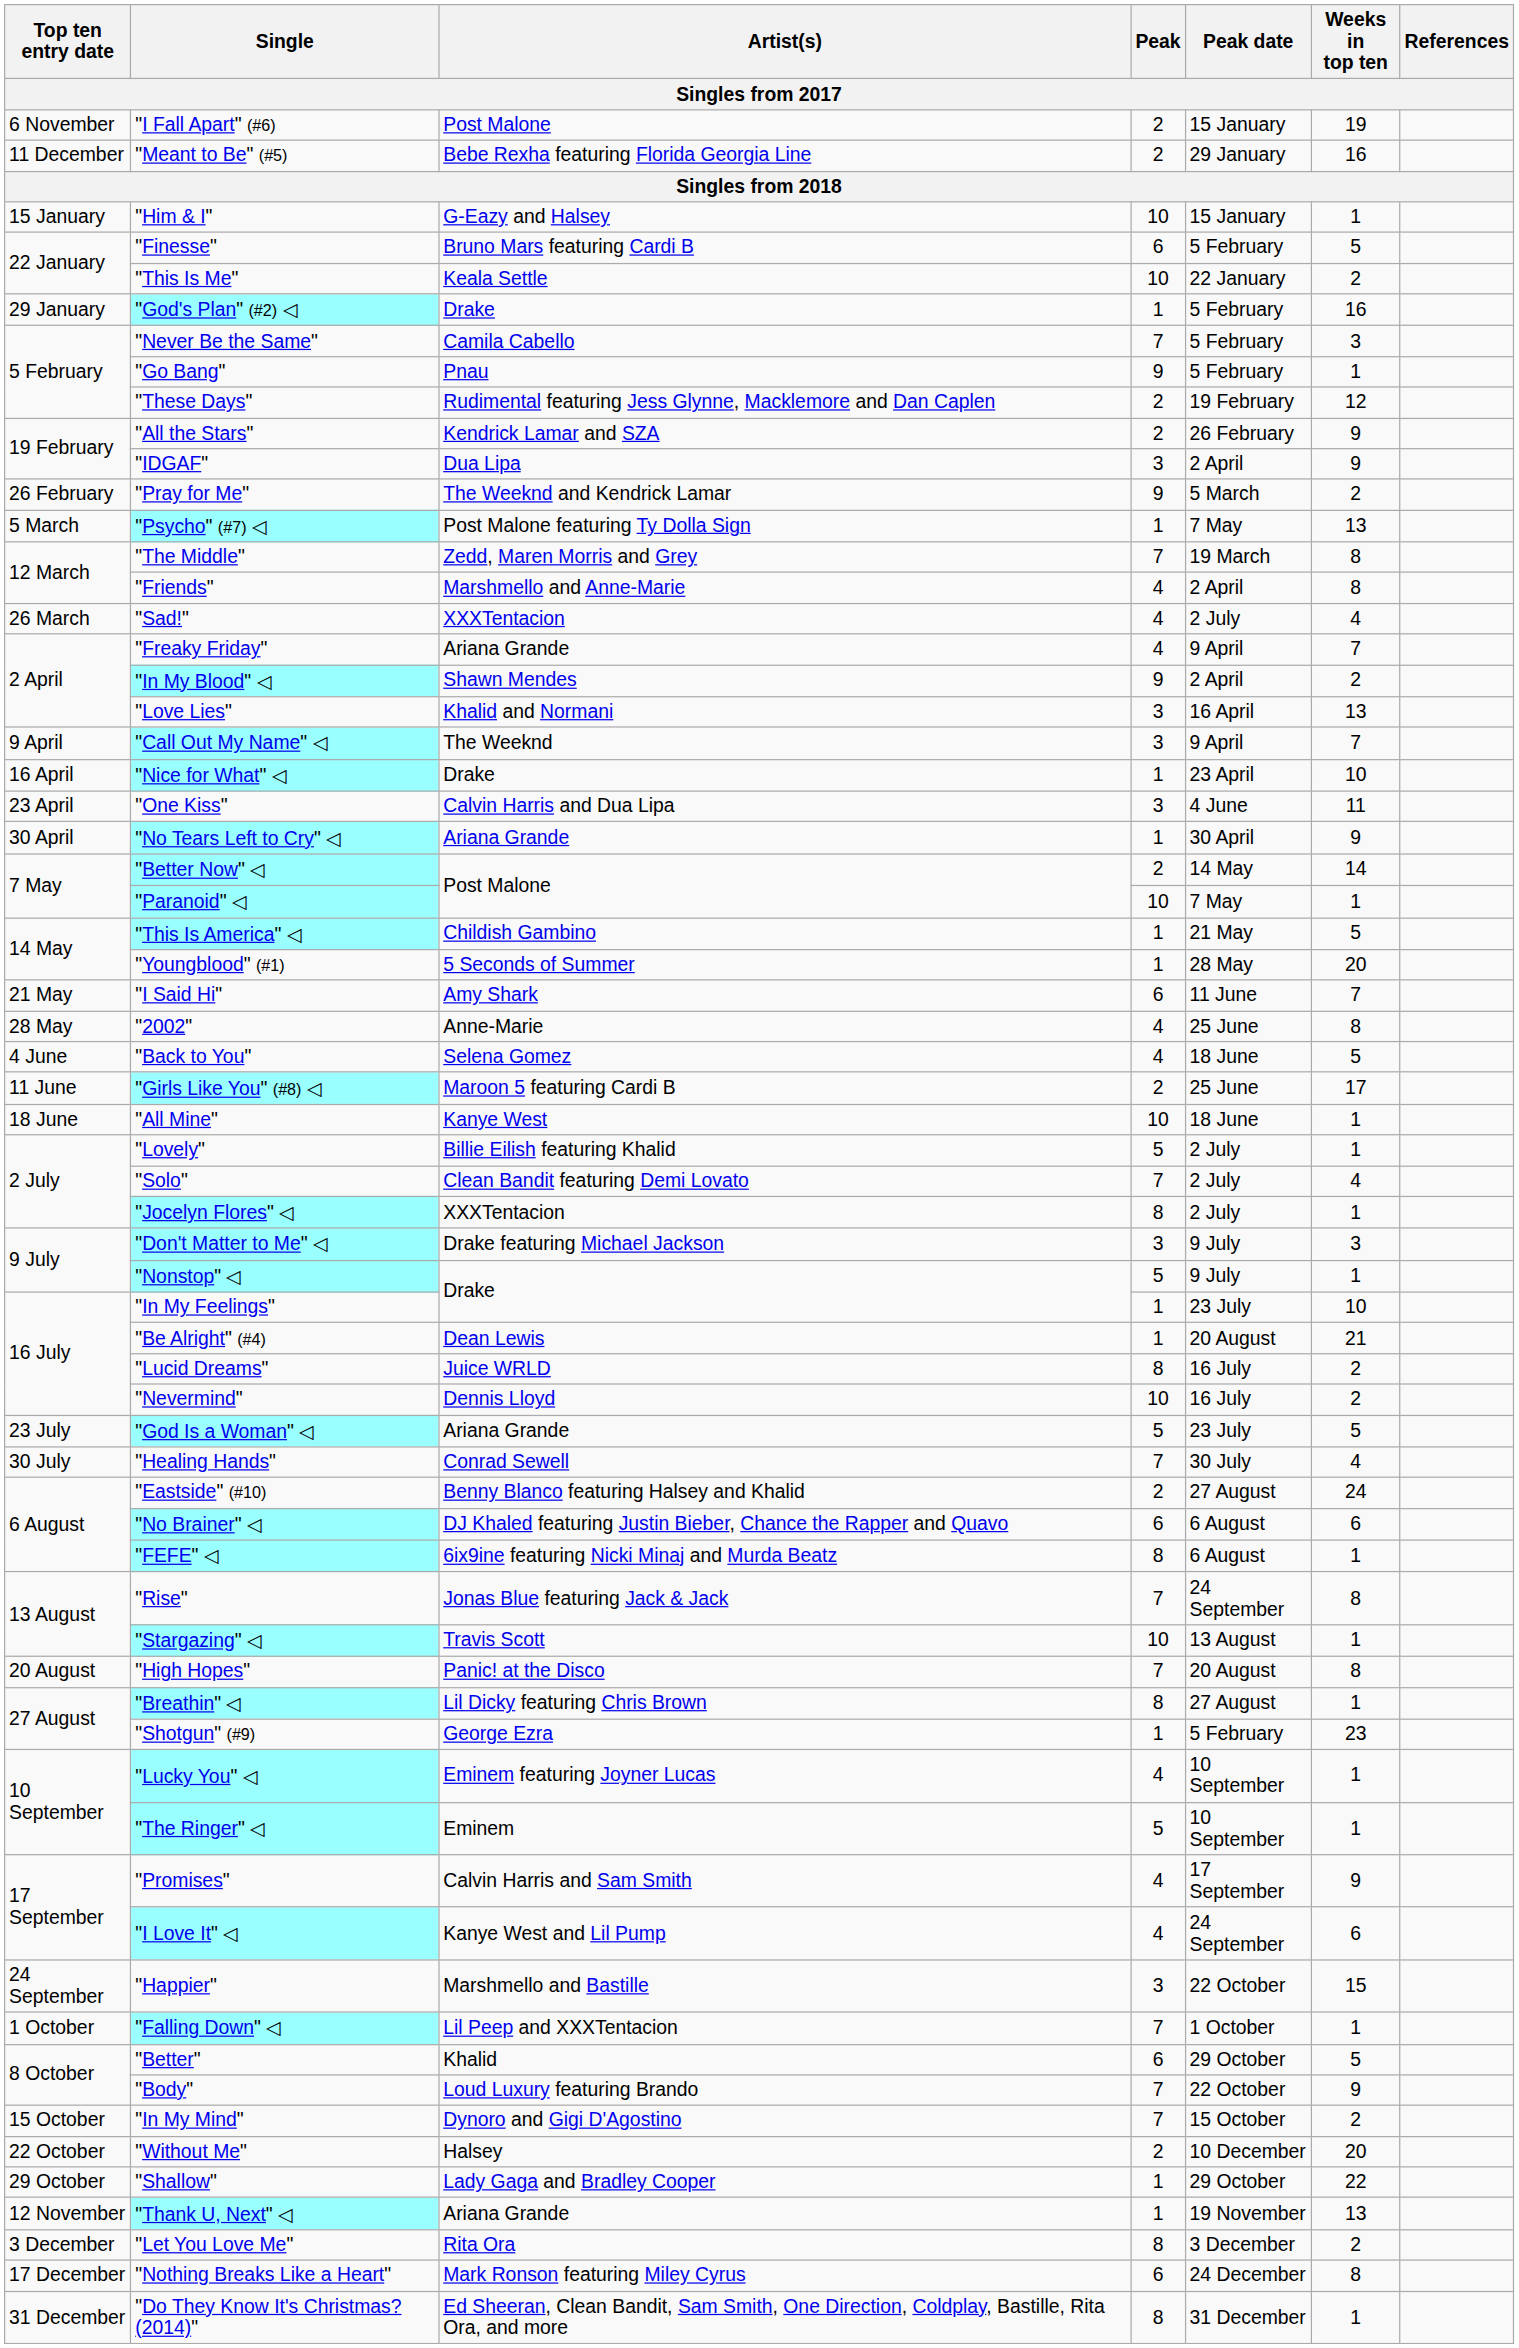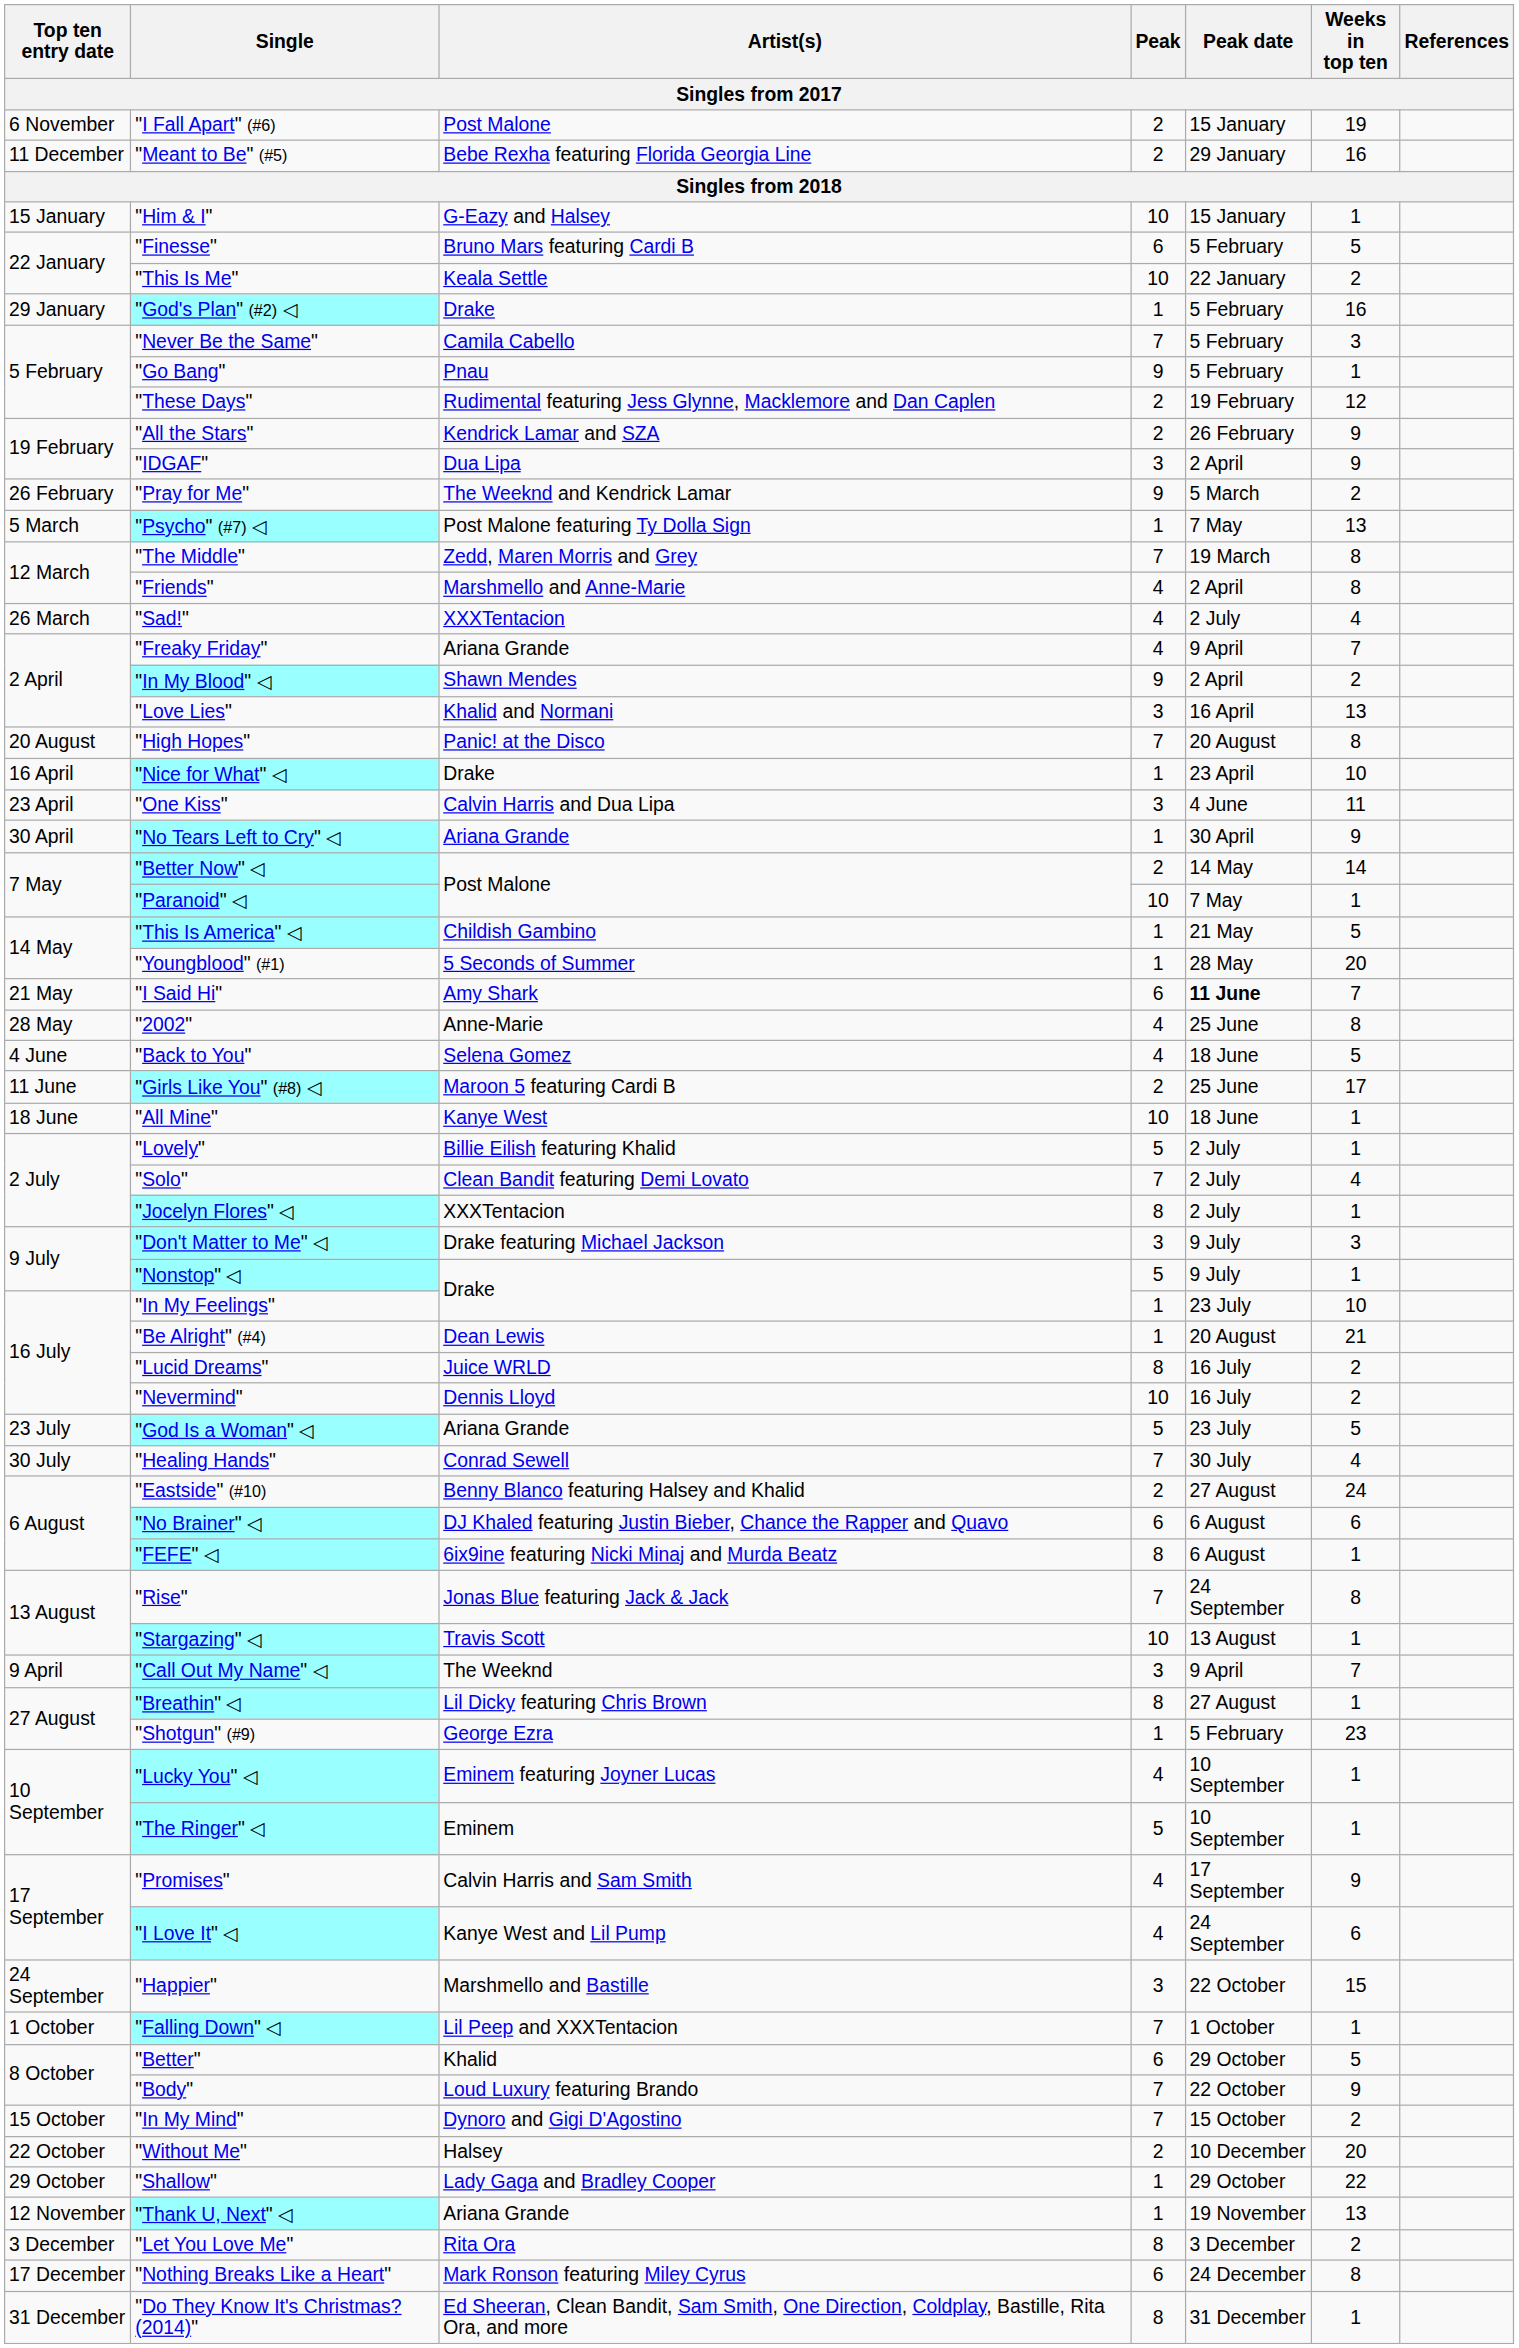rows swapped: (231, 743) <-> (193, 1671)
(1223, 995) normal -> (1225, 994) bold
